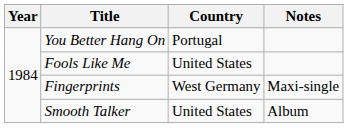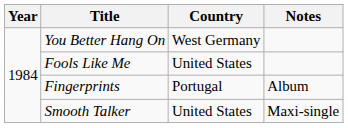(197, 39) Portugal -> (216, 39) West Germany
(216, 87) West Germany -> (197, 87) Portugal
(303, 87) Maxi-single -> (288, 87) Album
(288, 110) Album -> (303, 110) Maxi-single
